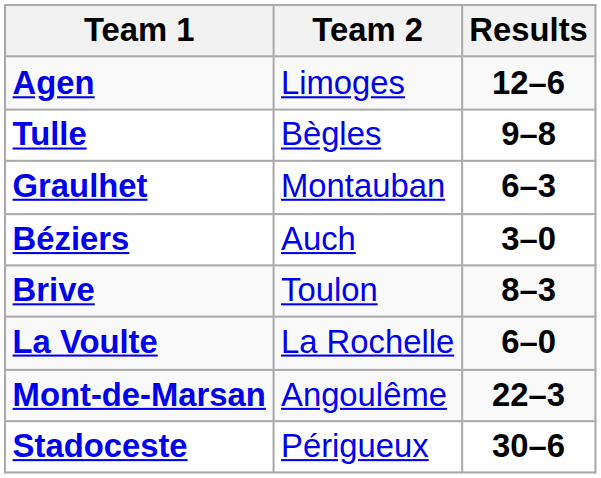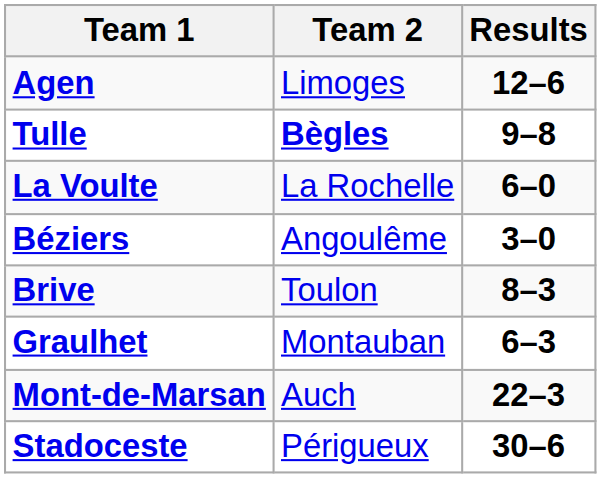(331, 134) normal -> (335, 134) bold
rows swapped: (85, 342) <-> (80, 186)
(318, 238) Auch -> (364, 238) Angoulême
(364, 394) Angoulême -> (318, 394) Auch
